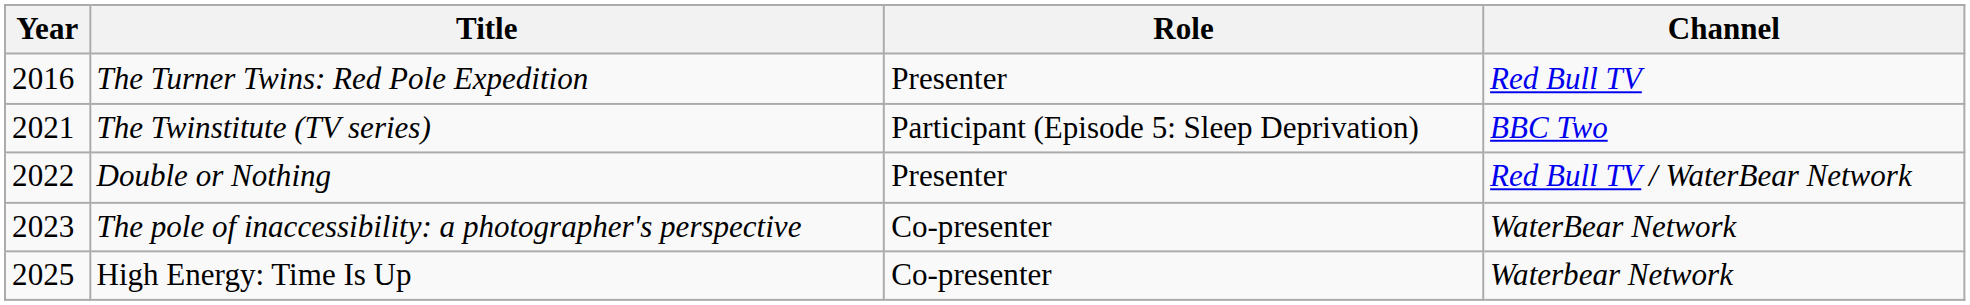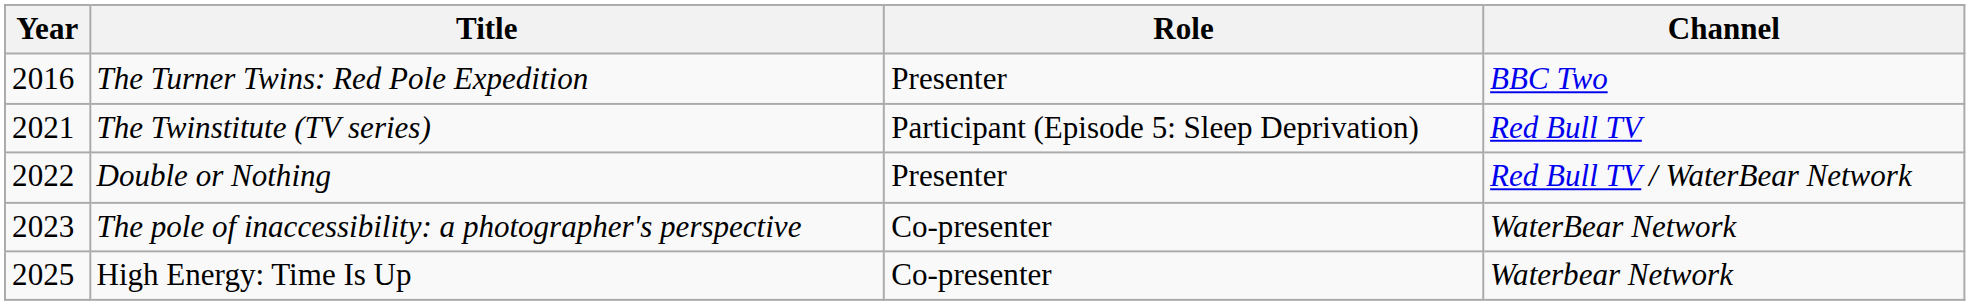(1566, 78) Red Bull TV -> (1549, 78) BBC Two
(1549, 127) BBC Two -> (1566, 127) Red Bull TV
